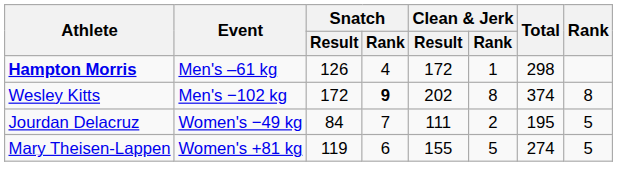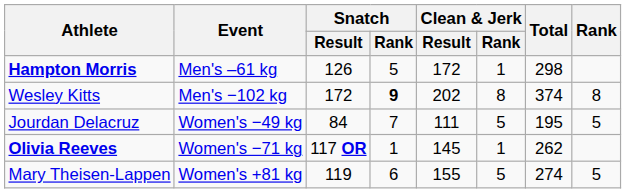(385, 69) 4 -> (394, 69) 5
(493, 122) 2 -> (501, 122) 5
+ row: (63, 149)
